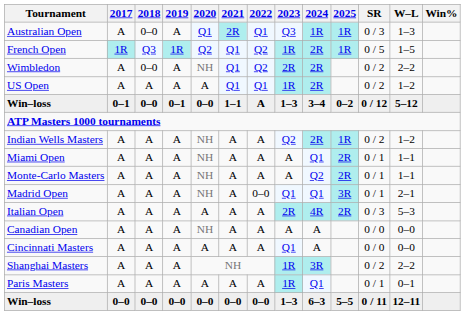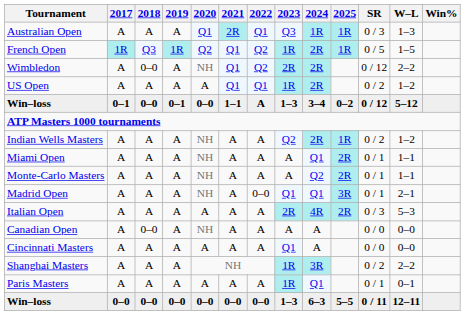(149, 31) 0–0 -> (149, 31) A
(374, 67) 0 / 2 -> (374, 67) 0 / 12
(149, 229) A -> (149, 229) 0–0
